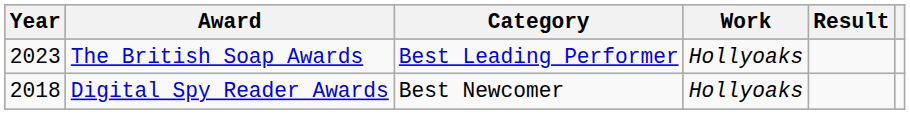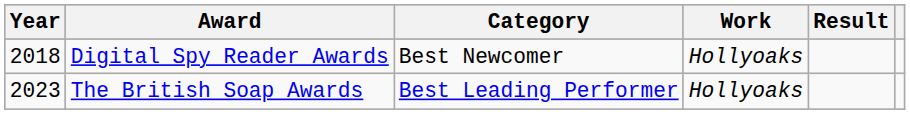rows swapped: (230, 91) <-> (217, 57)
